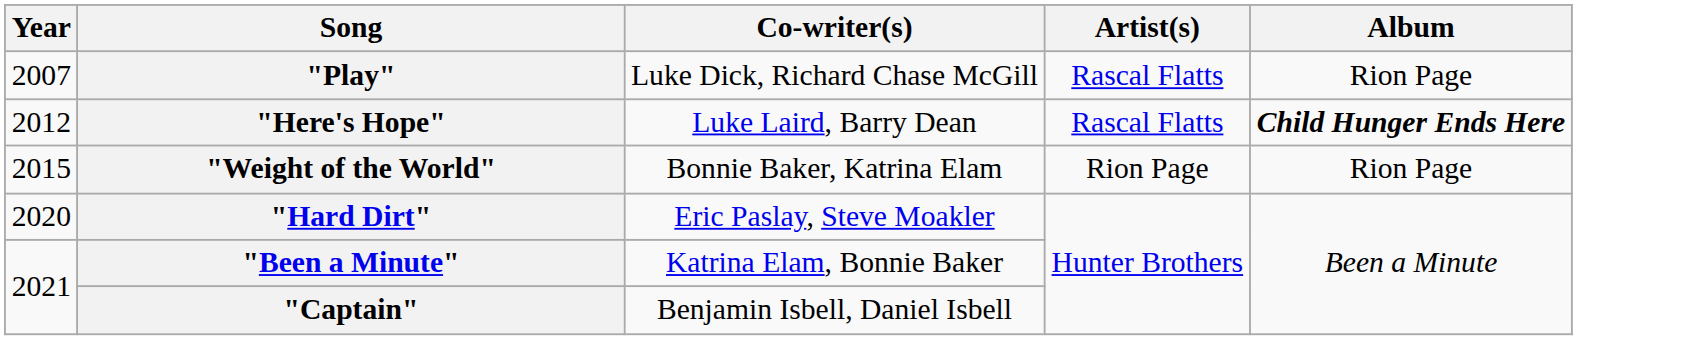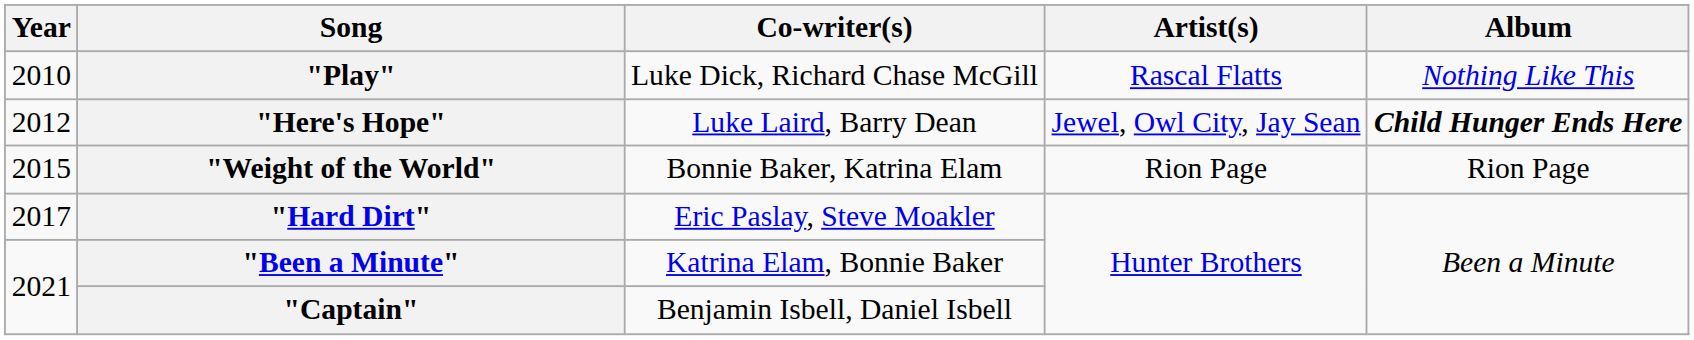(41, 74) 2007 -> (41, 74) 2010
(1411, 74) Rion Page -> (1528, 74) Nothing Like This
(1147, 121) Rascal Flatts -> (1206, 121) Jewel, Owl City, Jay Sean
(41, 215) 2020 -> (41, 215) 2017
